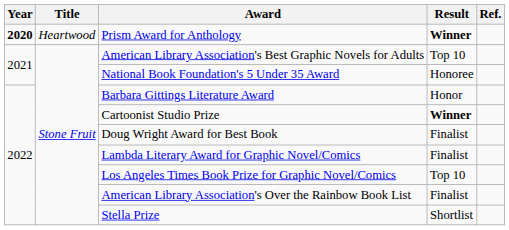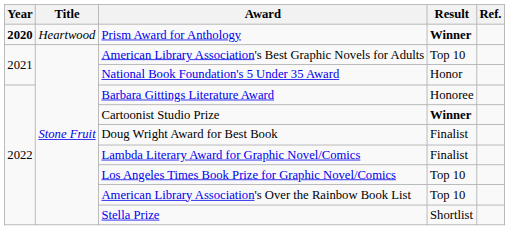(452, 74) Honoree -> (446, 74) Honor
(446, 94) Honor -> (452, 94) Honoree
(449, 194) Finalist -> (448, 194) Top 10
